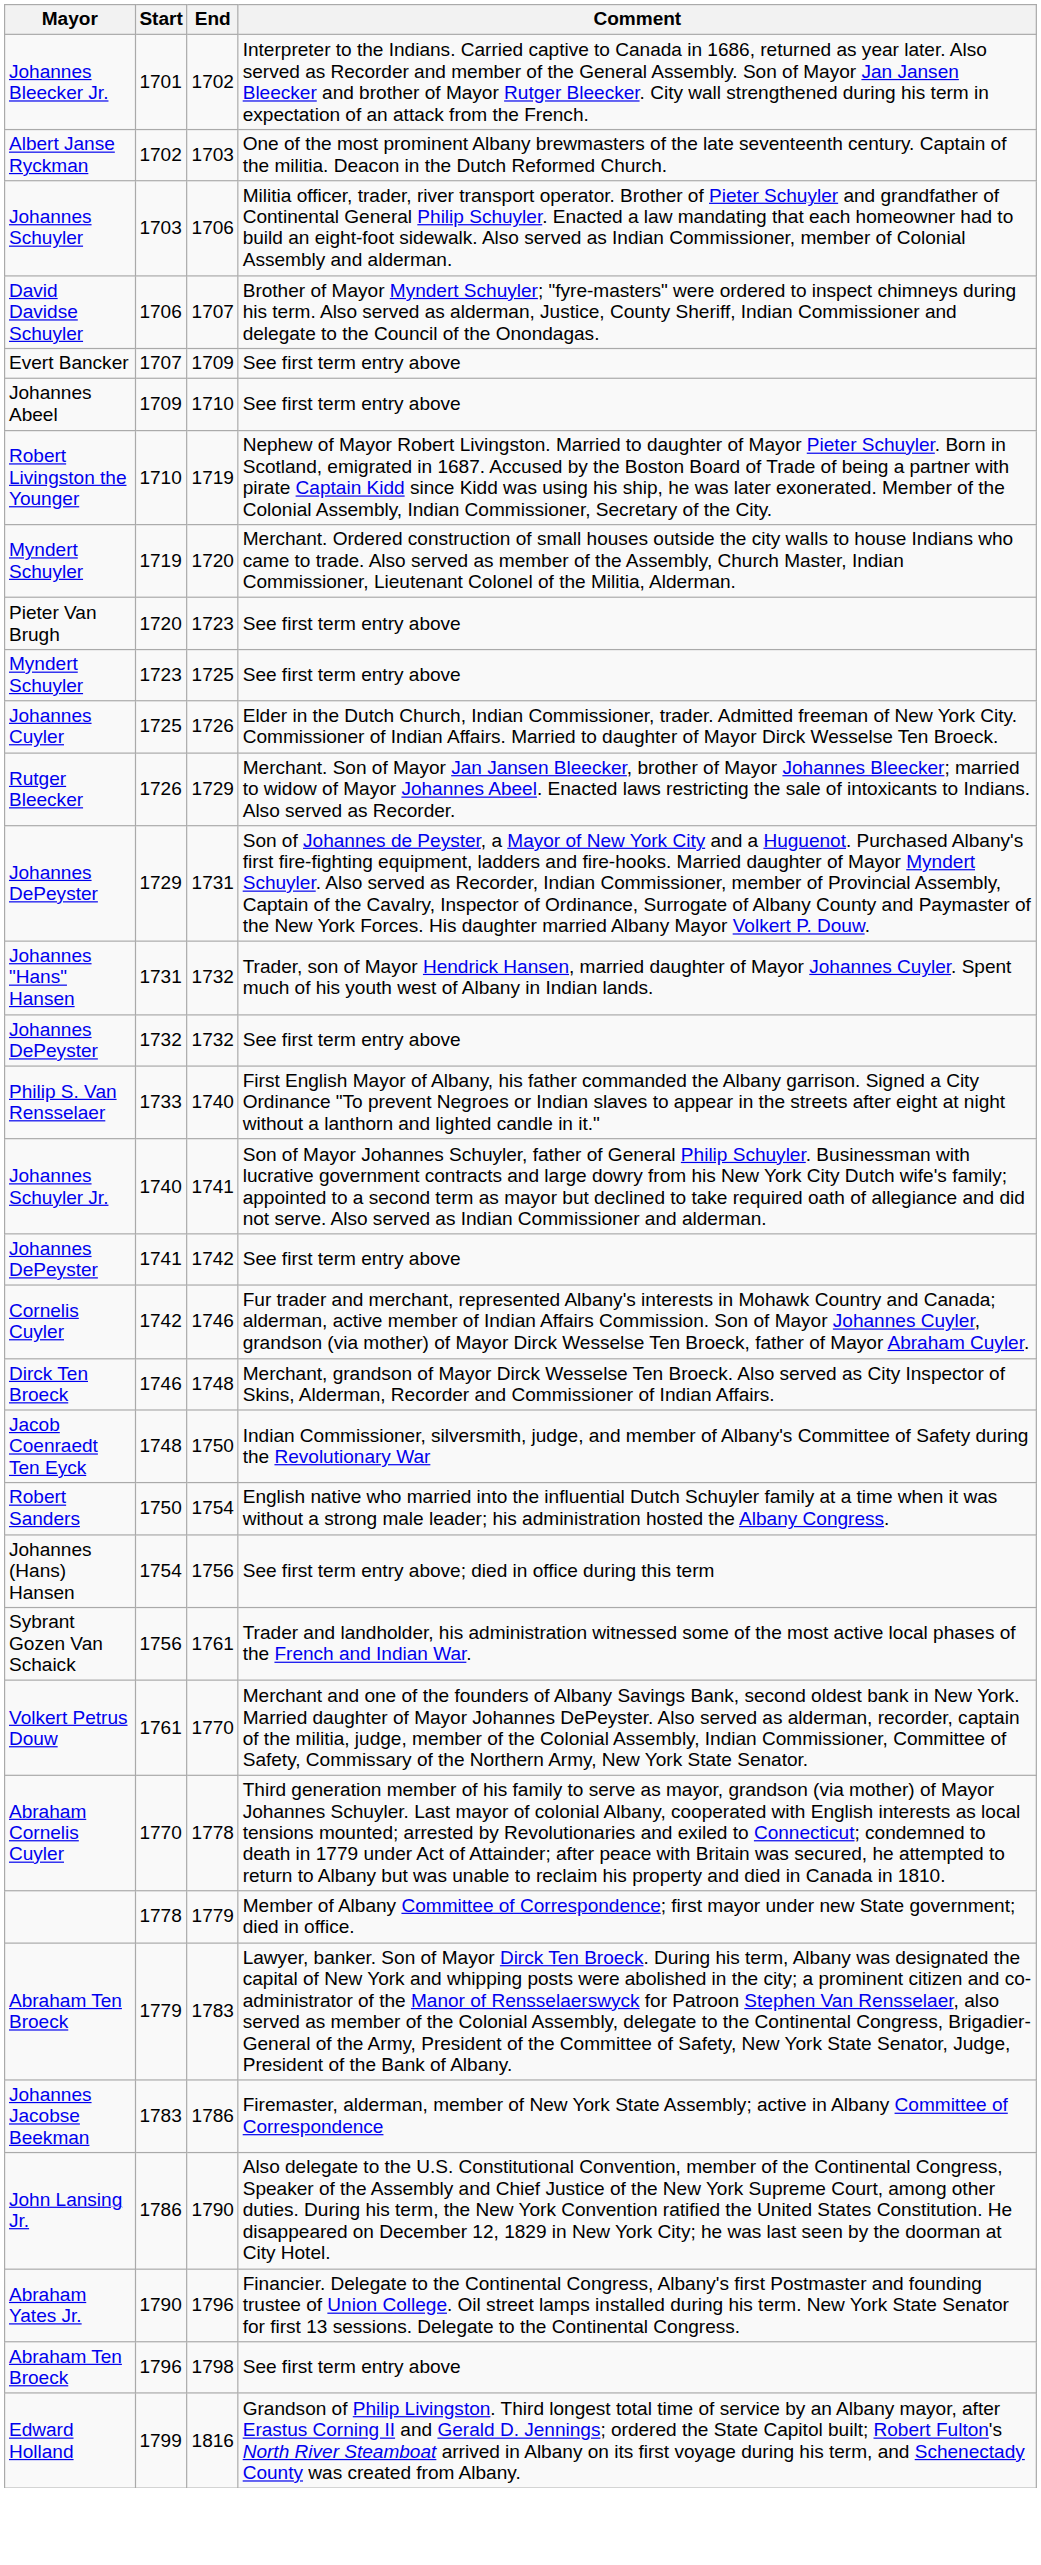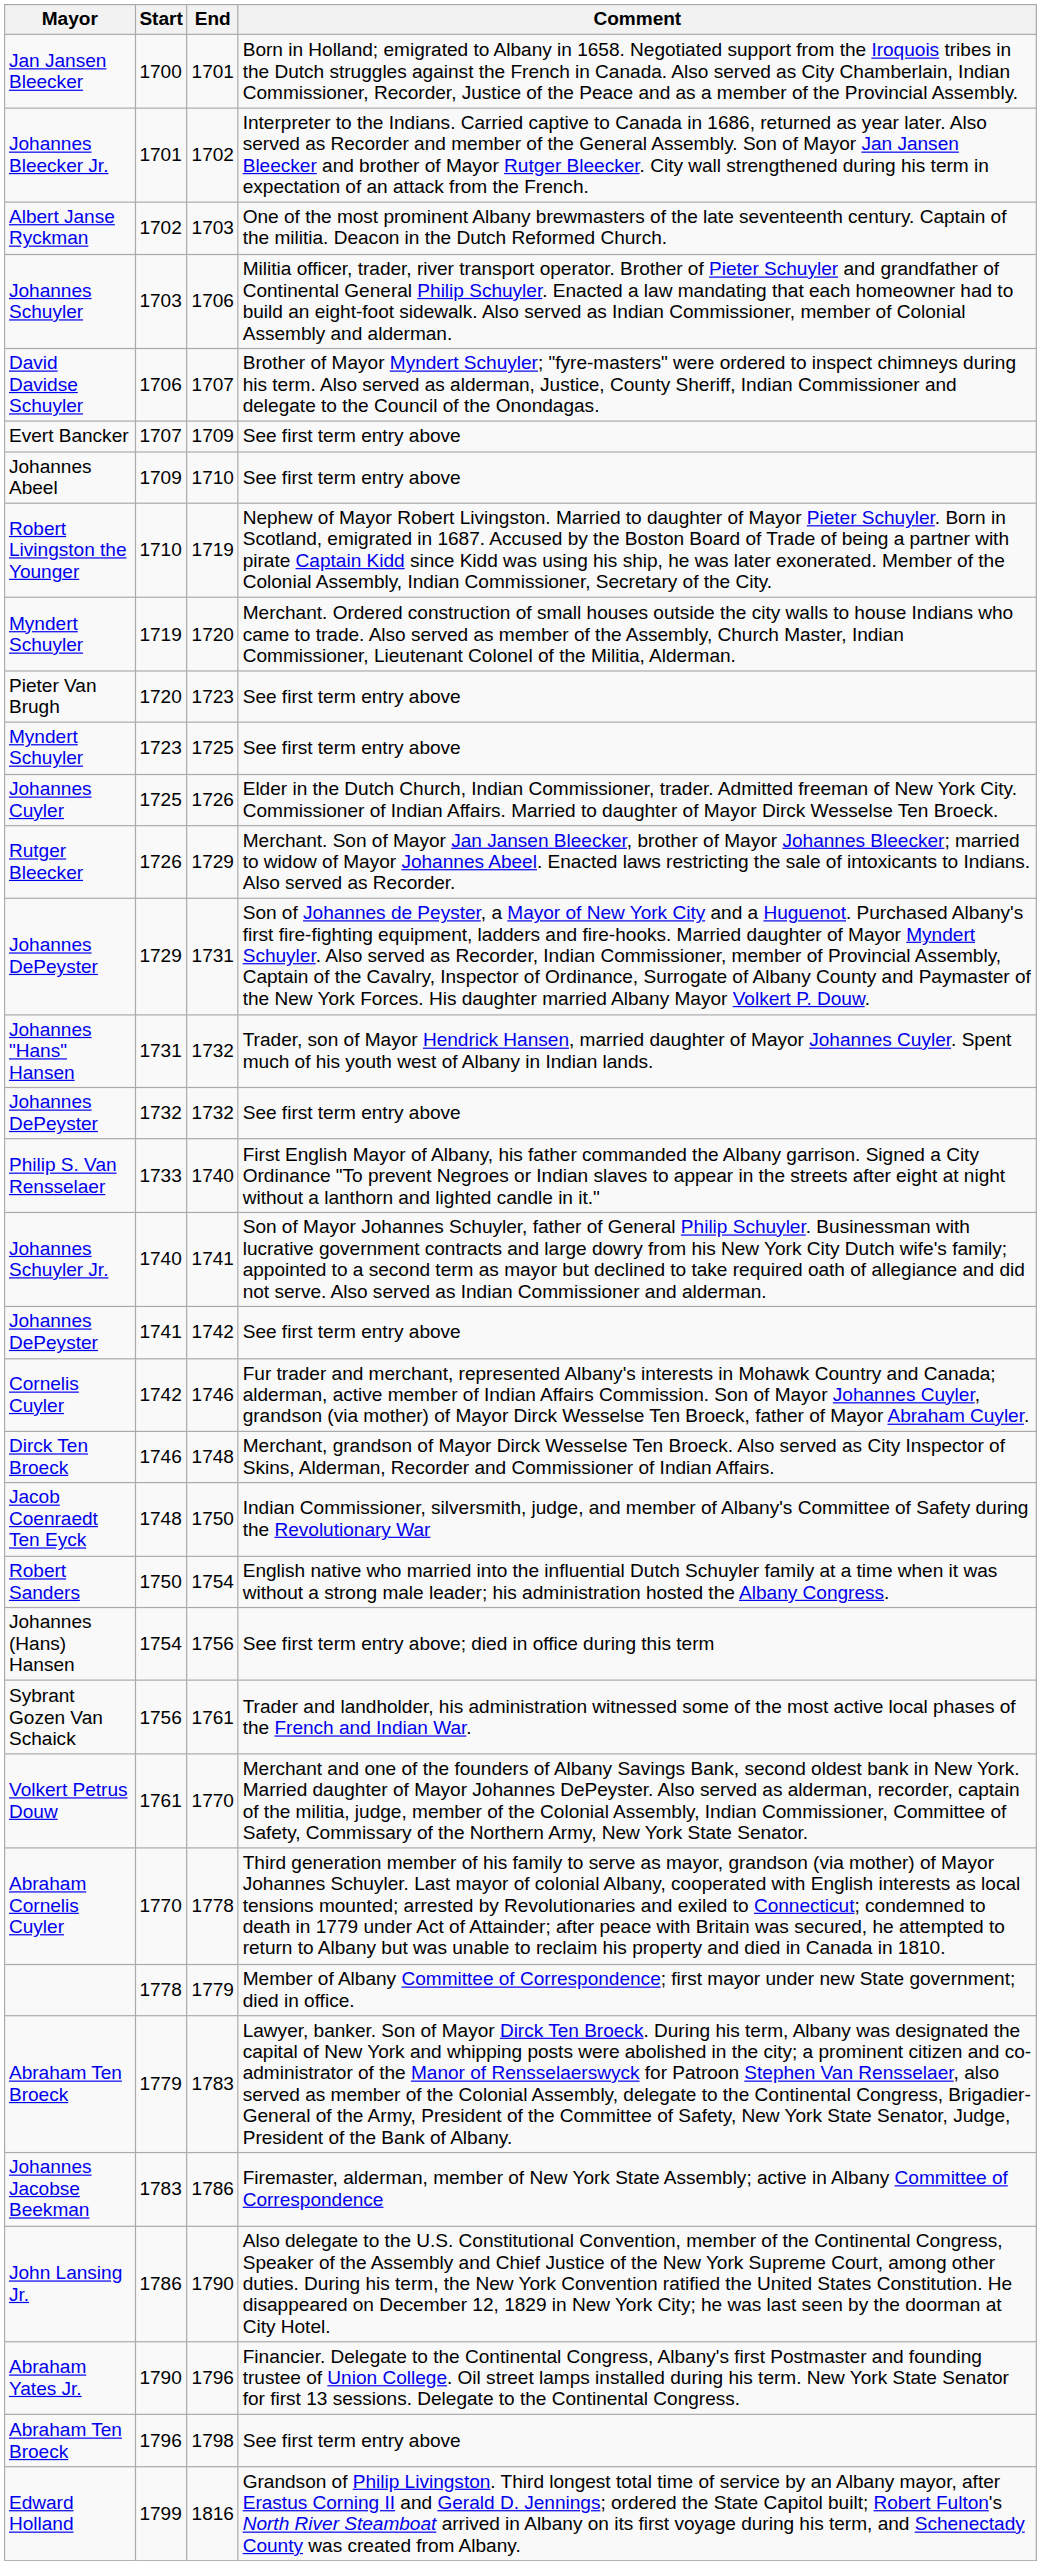+ row: (161, 71)
